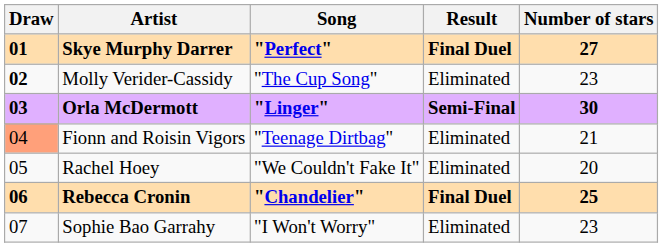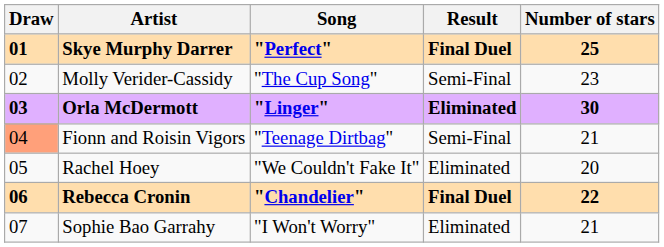(589, 49) 27 -> (590, 49) 25
(18, 78) bold -> (18, 78) normal
(469, 78) Eliminated -> (470, 78) Semi-Final
(472, 108) Semi-Final -> (472, 108) Eliminated
(469, 138) Eliminated -> (470, 138) Semi-Final
(589, 197) 25 -> (590, 197) 22
(589, 227) 23 -> (590, 227) 21
